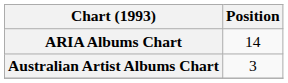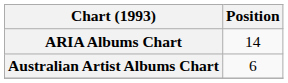(253, 66) 3 -> (253, 66) 6
